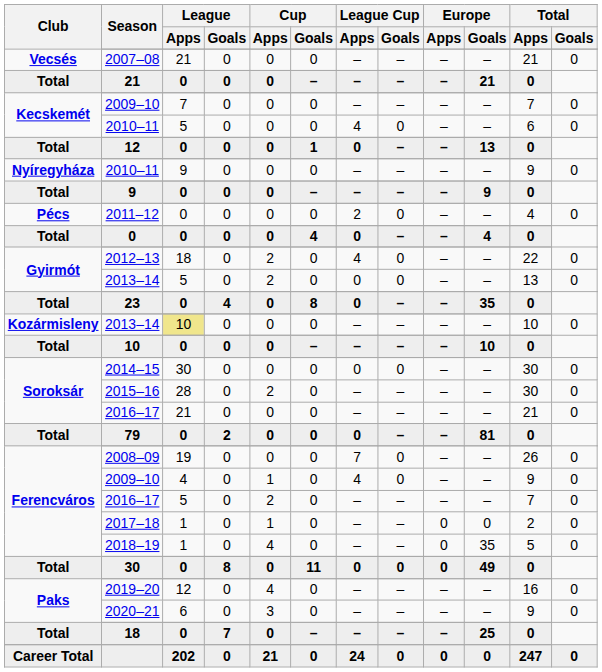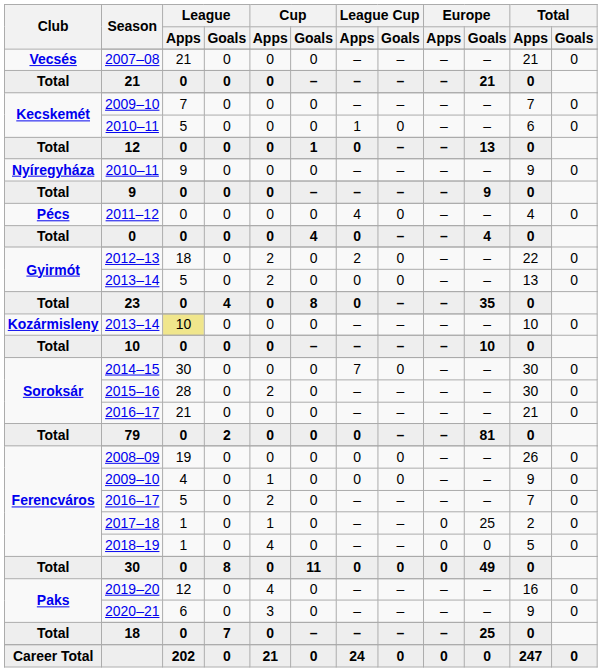(357, 126) 4 -> (357, 126) 1
(357, 215) 2 -> (357, 215) 4
(357, 259) 4 -> (357, 259) 2
(357, 369) 0 -> (357, 369) 7
(357, 457) 7 -> (357, 457) 0
(357, 479) 4 -> (357, 479) 0
(487, 523) 0 -> (487, 523) 25
(487, 546) 35 -> (487, 546) 0
